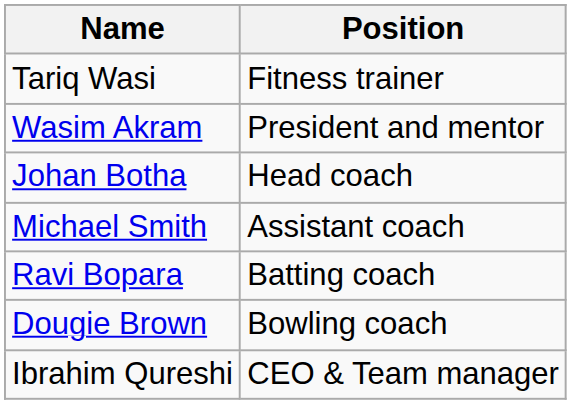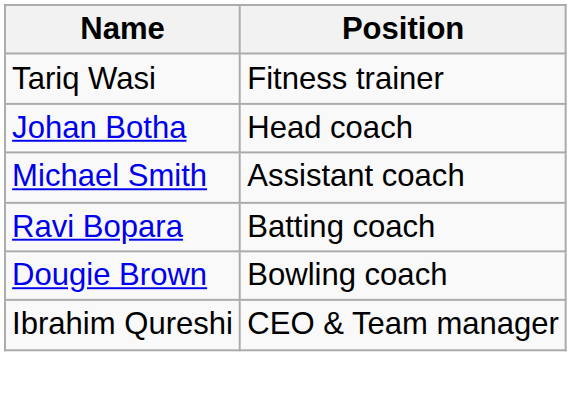- row: (107, 127)
